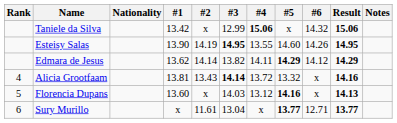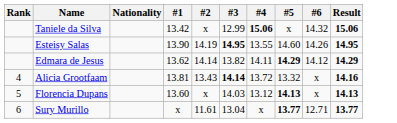- column: (378, 12)
(289, 93) 14.16 -> (289, 93) 14.13
